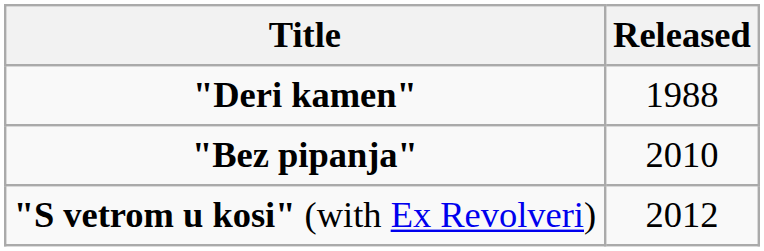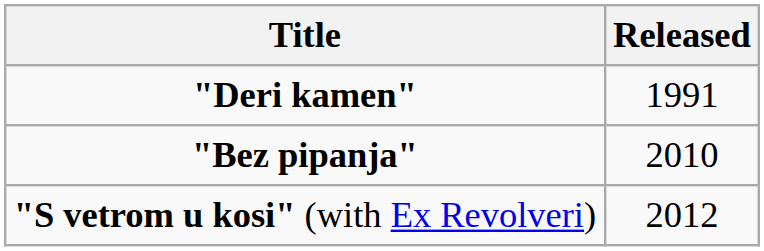(682, 94) 1988 -> (682, 94) 1991
